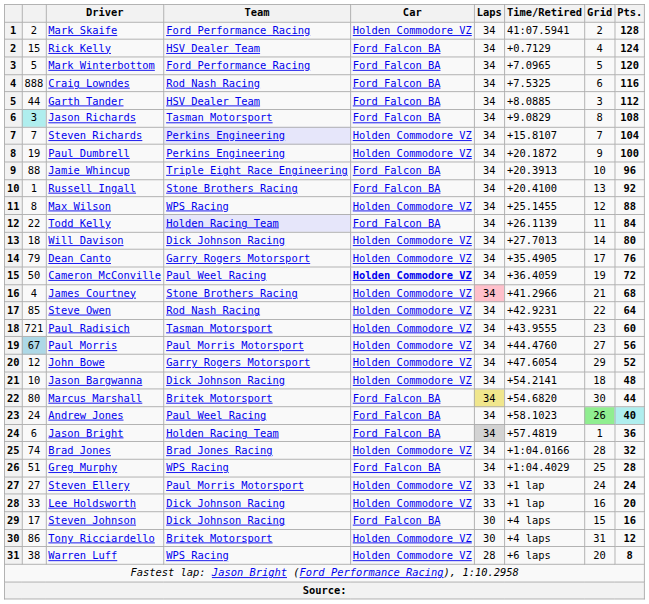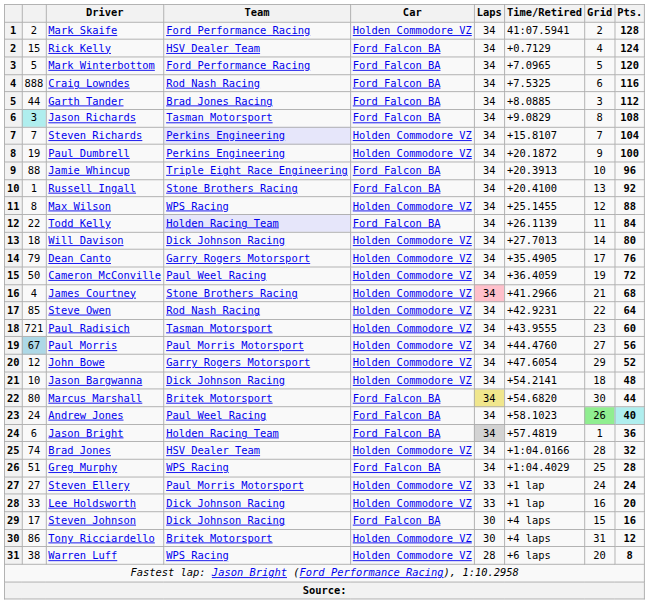(213, 100) HSV Dealer Team -> (219, 100) Brad Jones Racing
(412, 275) bold -> (412, 275) normal
(219, 450) Brad Jones Racing -> (213, 450) HSV Dealer Team
